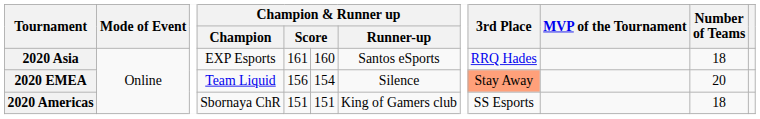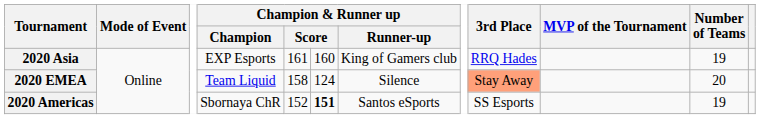(399, 59) Santos eSports -> (399, 59) King of Gamers club
(719, 59) 18 -> (719, 59) 19
(297, 80) 156 -> (297, 80) 158
(324, 80) 154 -> (324, 80) 124
(297, 102) 151 -> (297, 102) 152
(324, 102) normal -> (324, 102) bold
(399, 102) King of Gamers club -> (399, 102) Santos eSports
(719, 102) 18 -> (719, 102) 19
